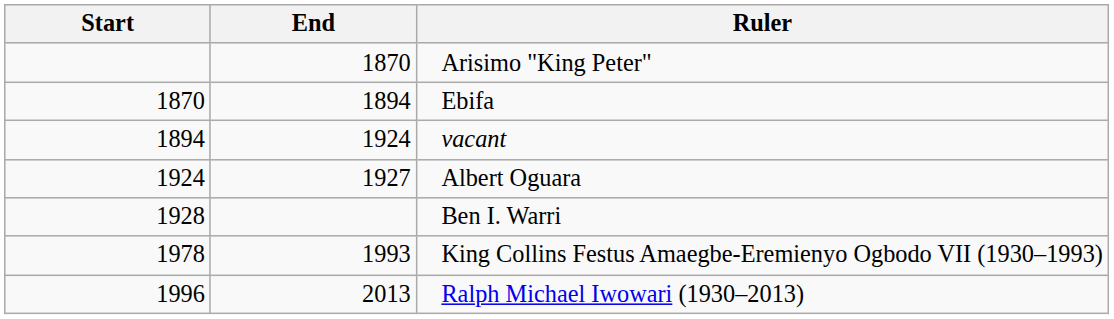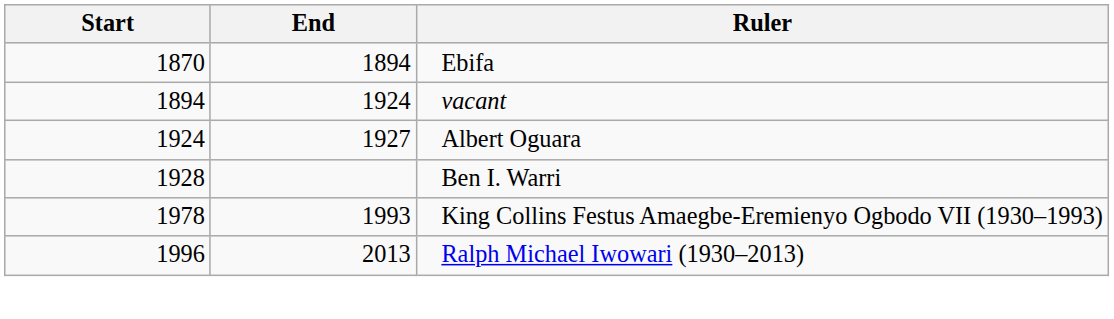- row: (547, 62)
